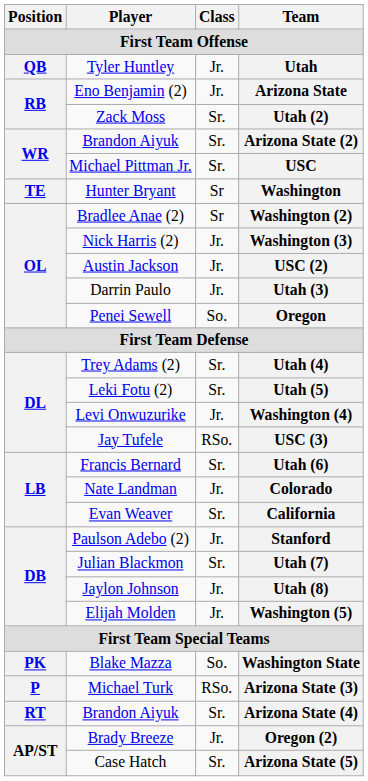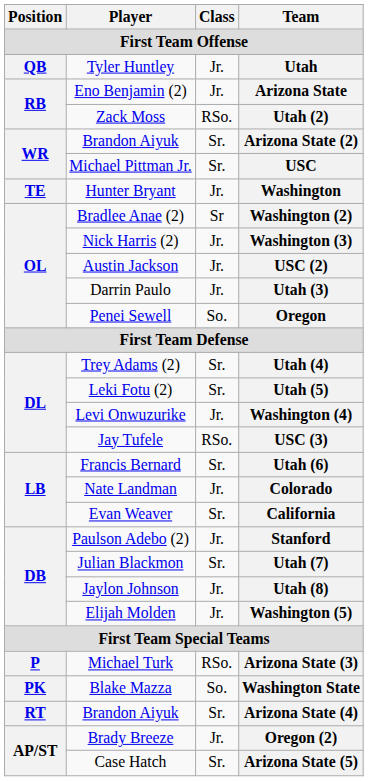(217, 116) Sr. -> (217, 116) RSo.
(217, 191) Sr -> (217, 191) Jr.
rows swapped: (301, 663) <-> (301, 688)
